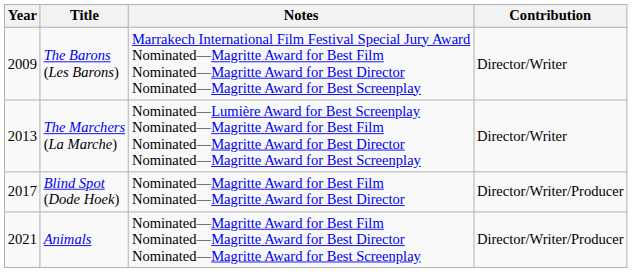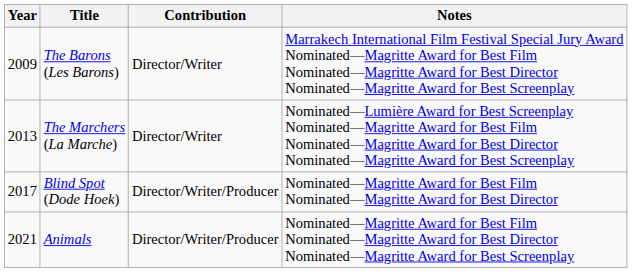columns swapped: (550, 16) <-> (301, 16)
